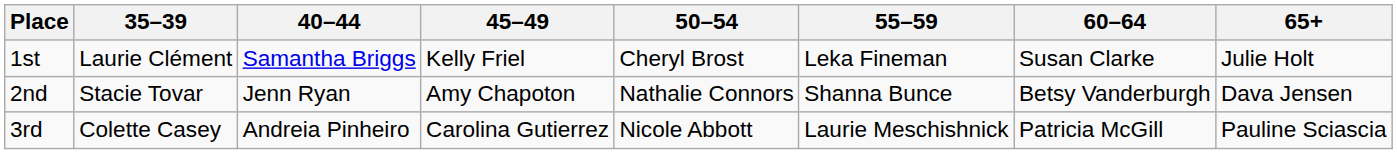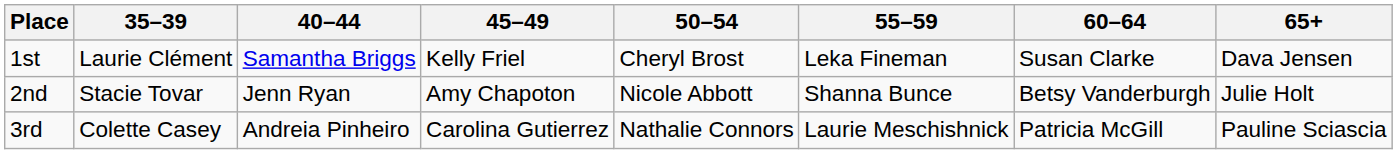(1267, 58) Julie Holt -> (1287, 58) Dava Jensen
(707, 93) Nathalie Connors -> (686, 93) Nicole Abbott
(1287, 93) Dava Jensen -> (1267, 93) Julie Holt
(686, 129) Nicole Abbott -> (707, 129) Nathalie Connors
